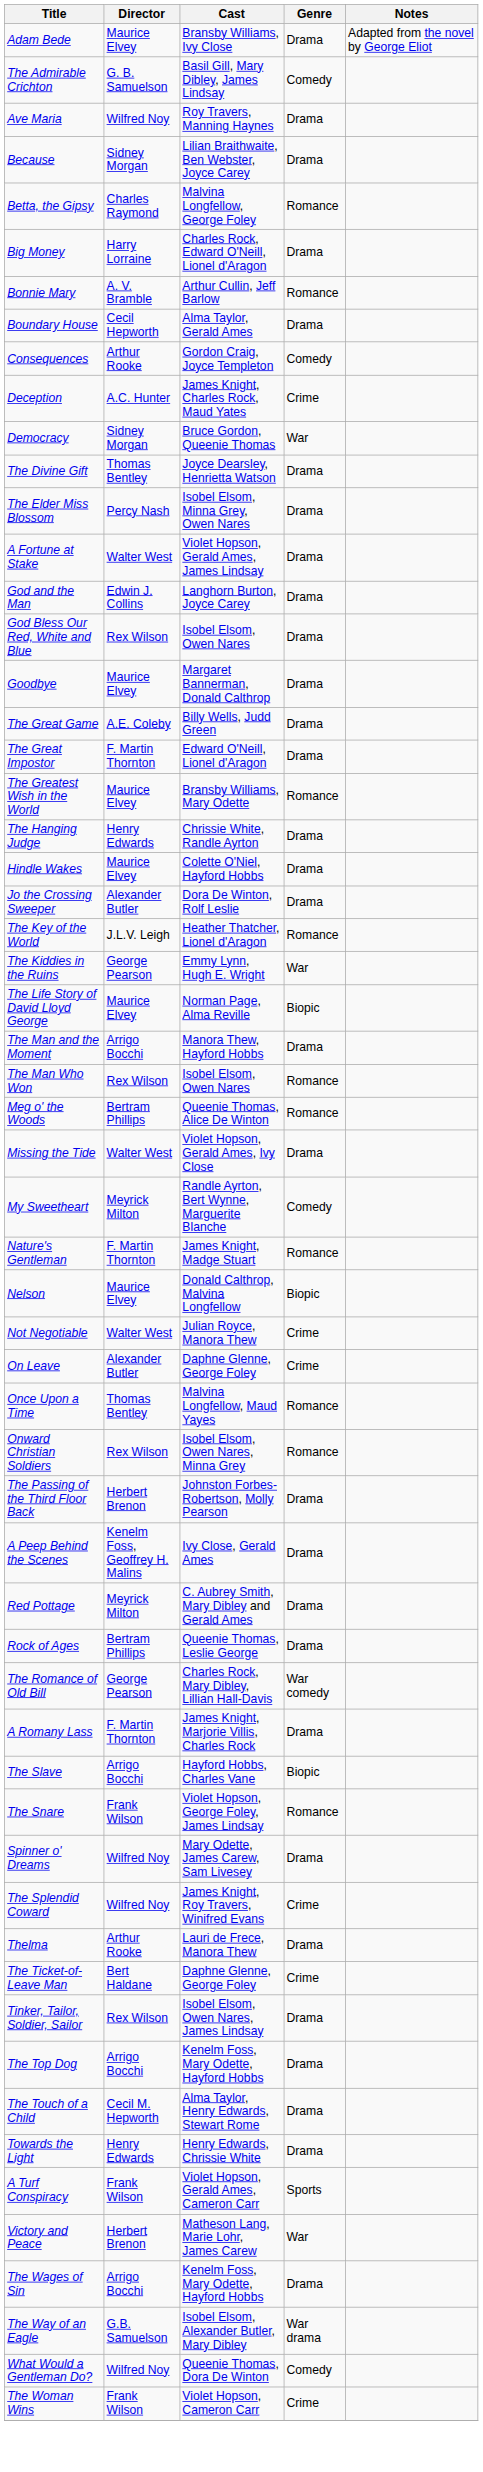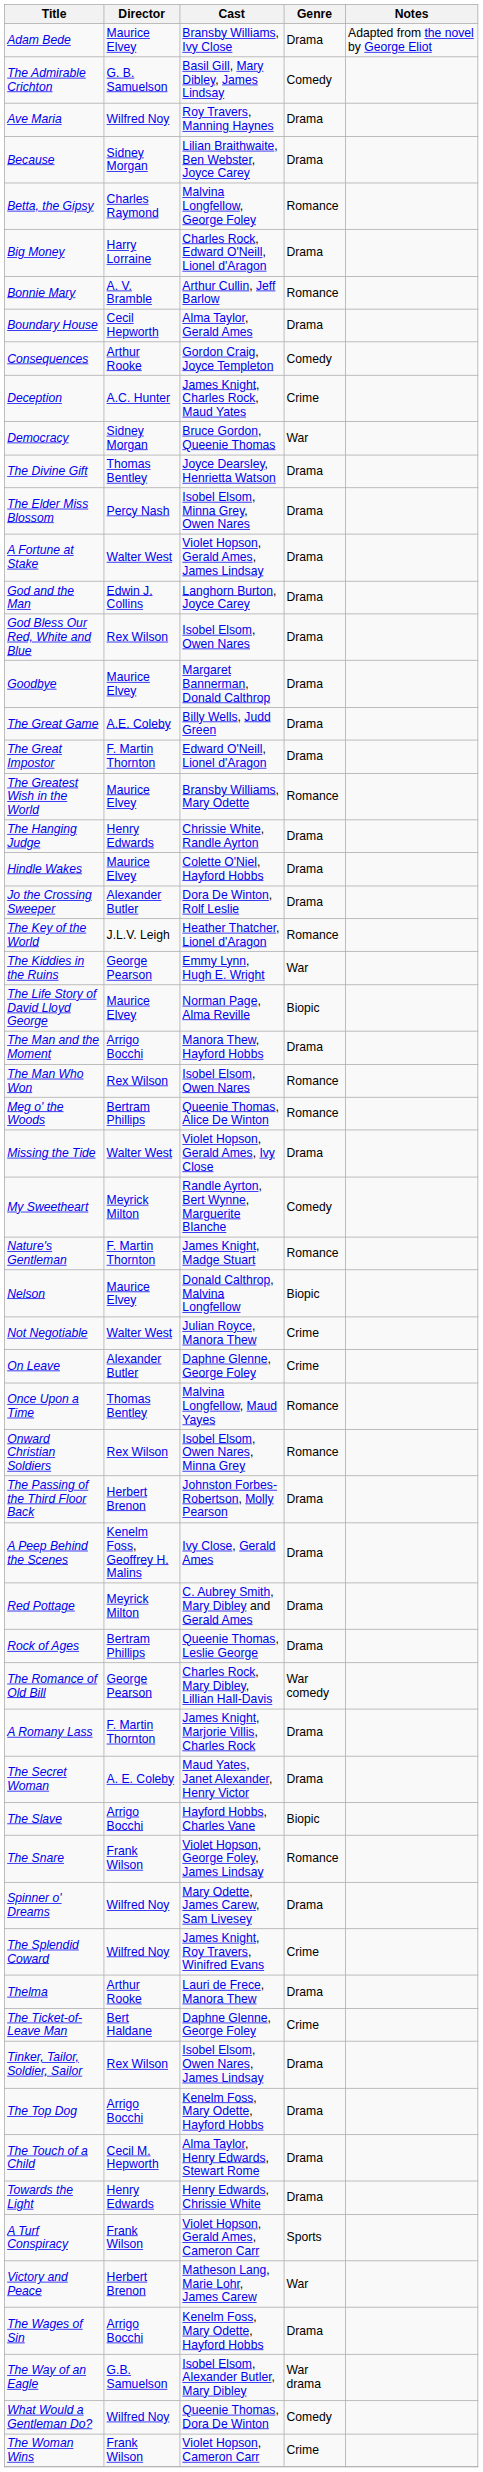+ row: (37, 1779)
